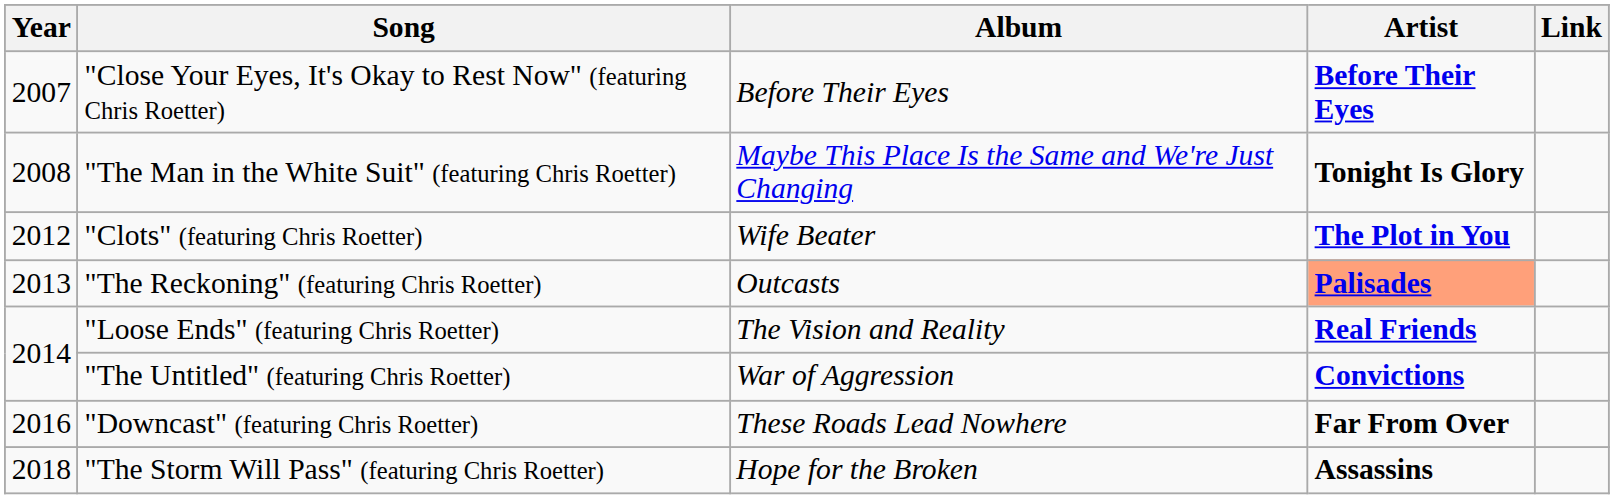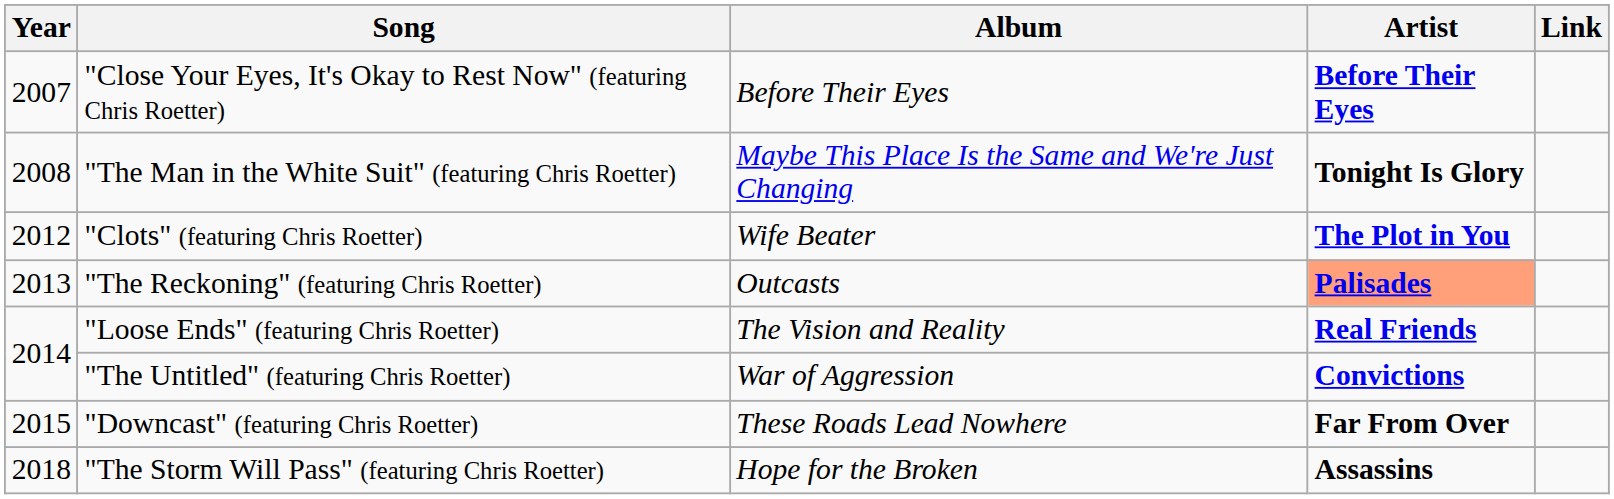(41, 423) 2016 -> (41, 423) 2015
